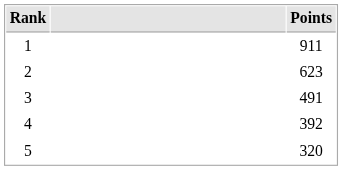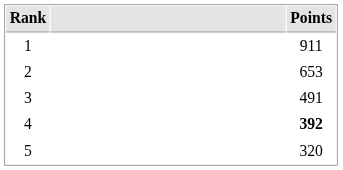(311, 72) 623 -> (311, 72) 653
(311, 124) normal -> (311, 124) bold
